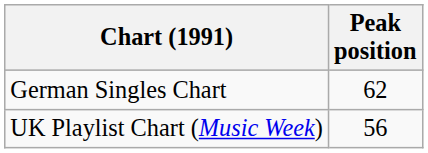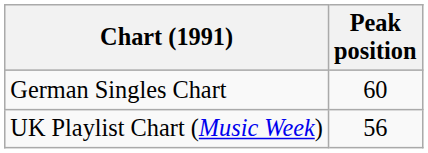(375, 89) 62 -> (375, 89) 60
